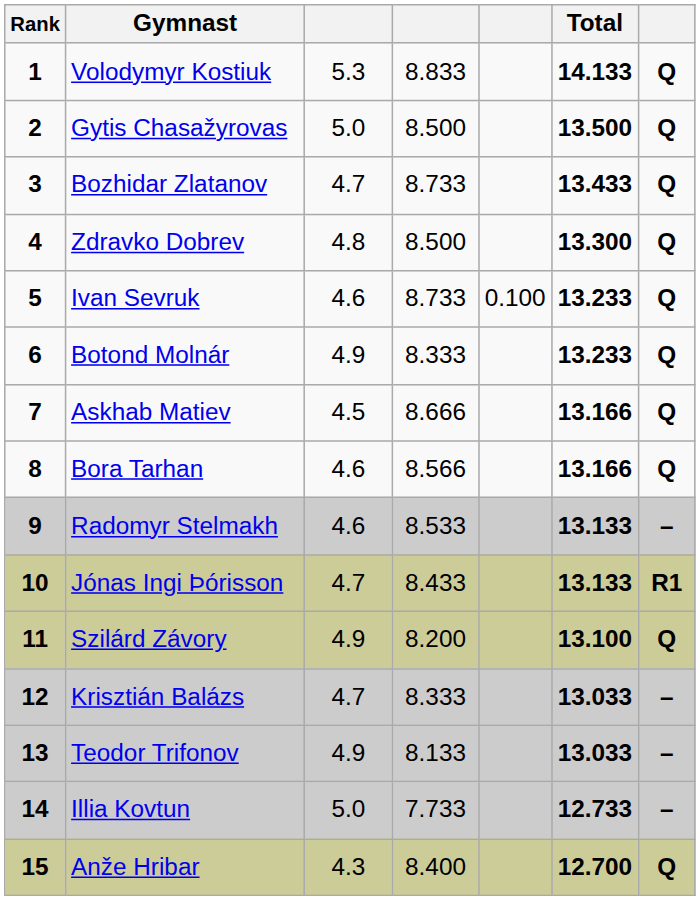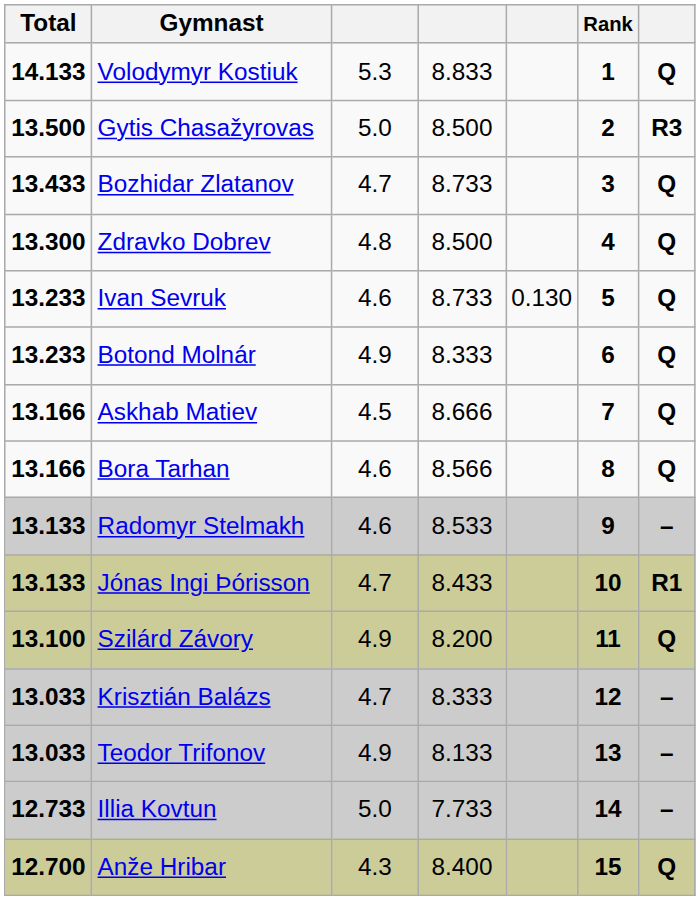columns swapped: (35, 25) <-> (595, 23)
(667, 128) Q -> (667, 128) R3
(515, 298) 0.100 -> (542, 298) 0.130
